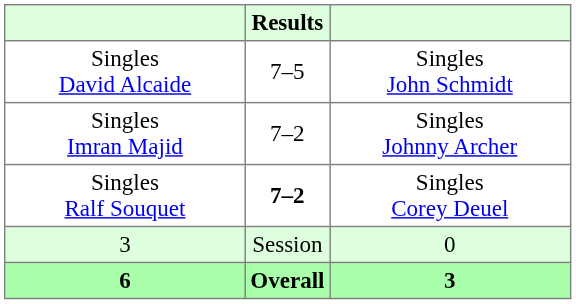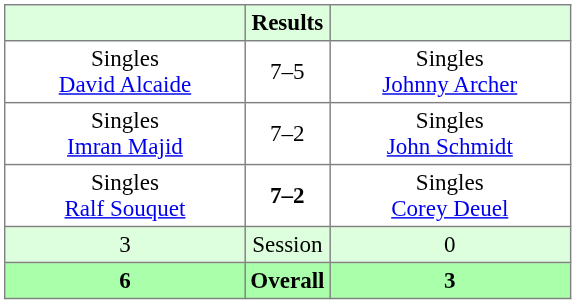(450, 71) Singles John Schmidt -> (450, 71) Singles Johnny Archer
(450, 133) Singles Johnny Archer -> (450, 133) Singles John Schmidt
